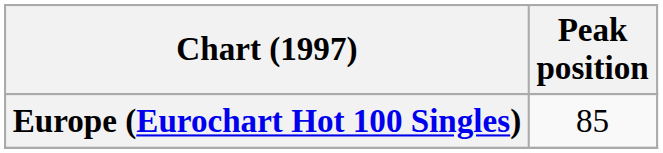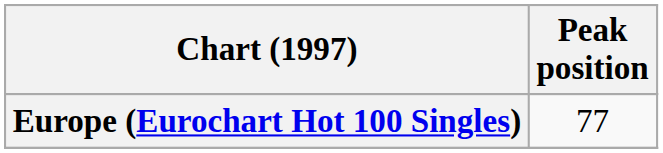(593, 120) 85 -> (593, 120) 77
